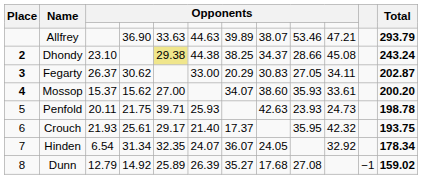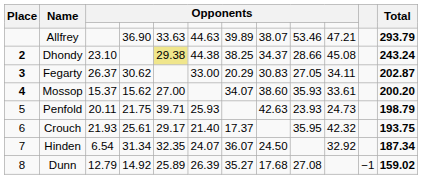(397, 110) 198.78 -> (397, 110) 198.79
(273, 146) 24.05 -> (273, 146) 24.50
(397, 146) 178.34 -> (397, 146) 187.34
